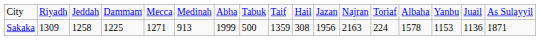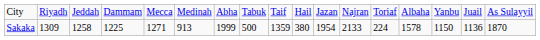(302, 27) 308 -> (302, 27) 380
(326, 27) 1956 -> (326, 27) 1954
(352, 27) 2163 -> (352, 27) 2133
(444, 27) 1153 -> (444, 27) 1150
(497, 27) 1871 -> (497, 27) 1870
